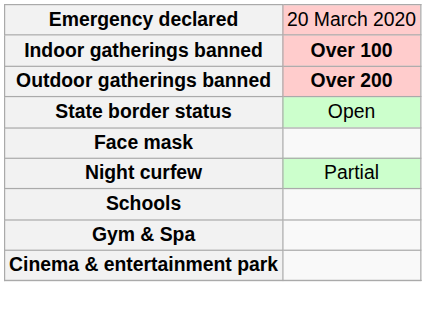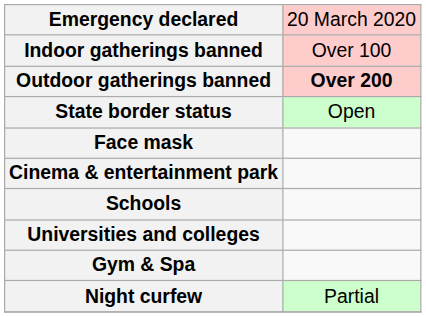(352, 50) bold -> (352, 50) normal
rows swapped: (144, 173) <-> (144, 265)
+ row: (144, 234)
